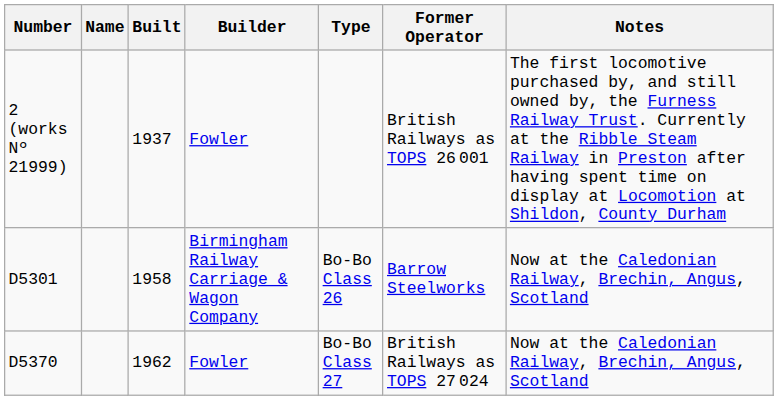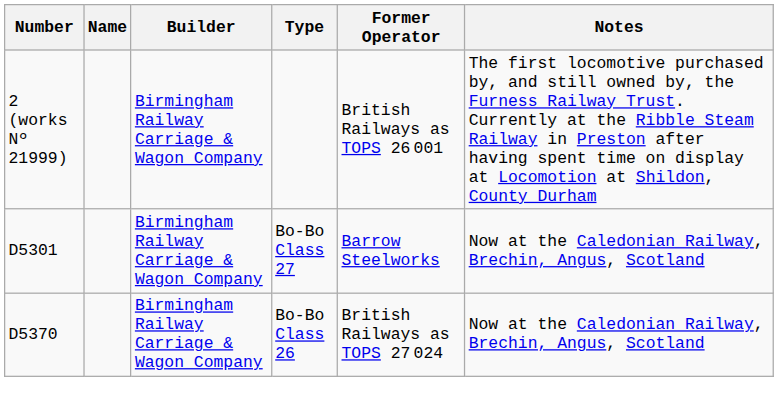- column: (157, 27)
(219, 139) Fowler -> (199, 130) Birmingham Railway Carriage & Wagon Company
(347, 279) Bo-Bo Class 26 -> (300, 251) Bo-Bo Class 27
(219, 363) Fowler -> (199, 334) Birmingham Railway Carriage & Wagon Company
(347, 363) Bo-Bo Class 27 -> (300, 334) Bo-Bo Class 26
